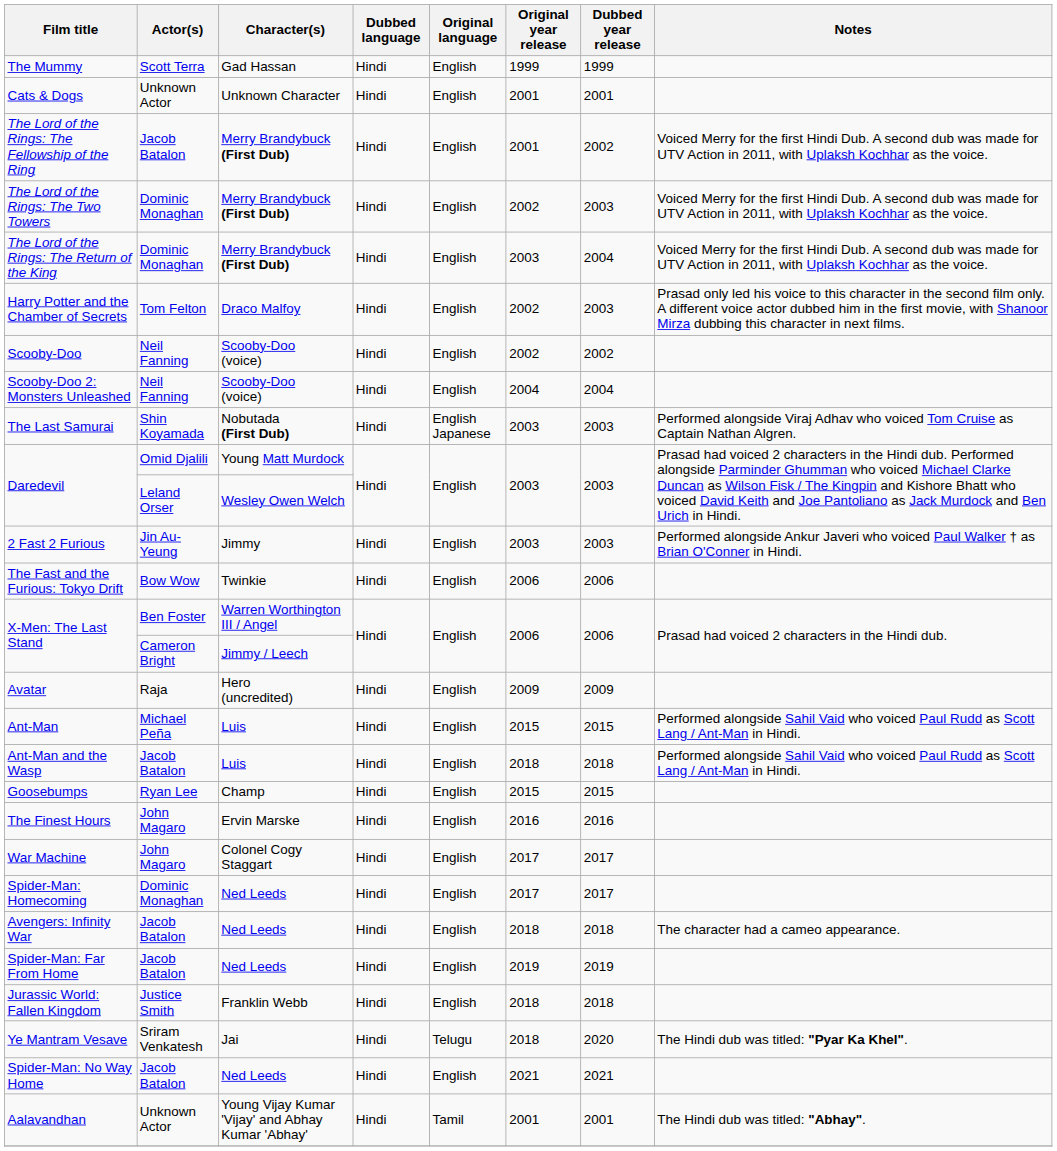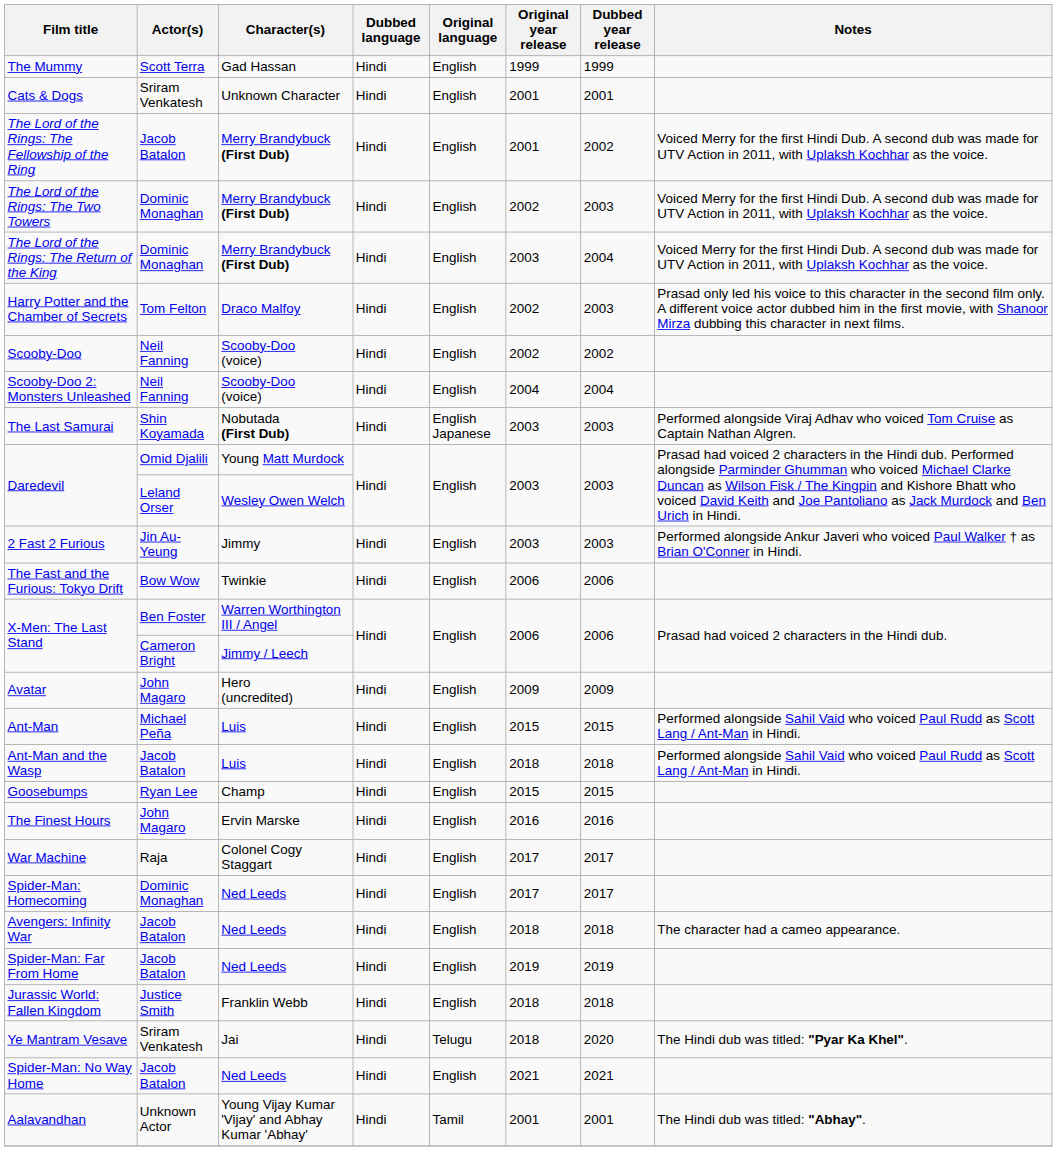(168, 95) Unknown Actor -> (171, 95) Sriram Venkatesh
(154, 690) Raja -> (163, 690) John Magaro
(163, 857) John Magaro -> (154, 857) Raja
